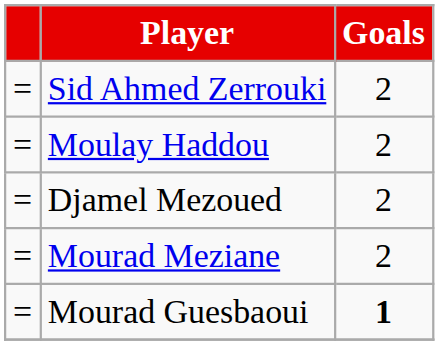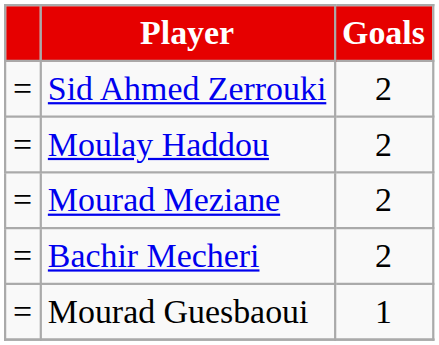- row: (165, 200)
+ row: (154, 256)
(383, 312) bold -> (383, 312) normal
